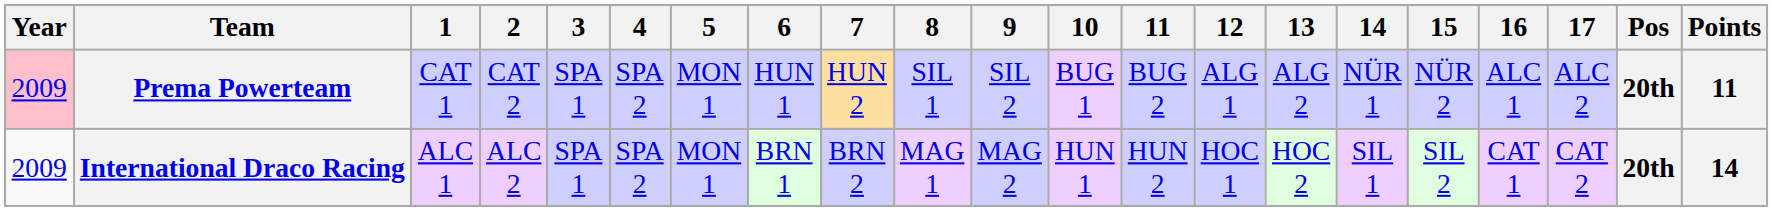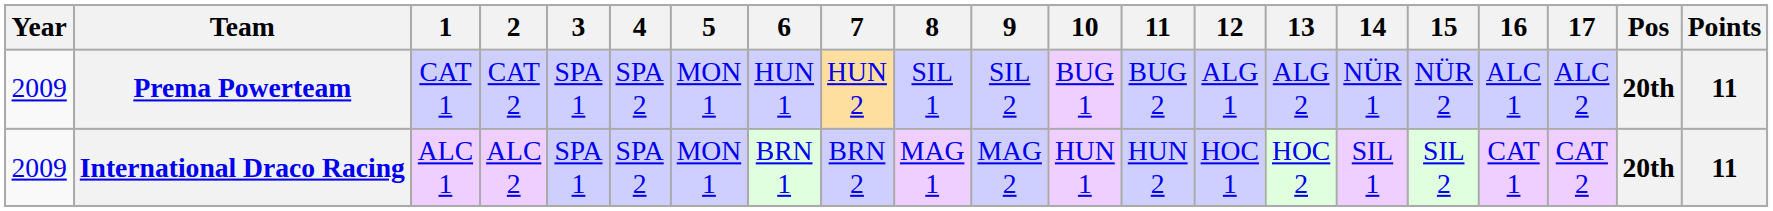(39, 88) pink background -> (39, 88) no background
(1725, 166) 14 -> (1725, 166) 11
